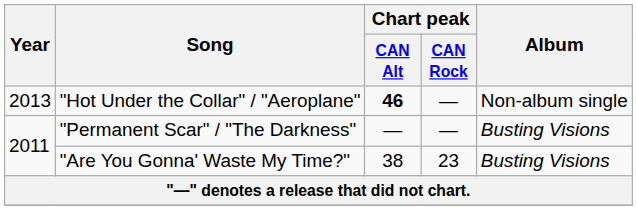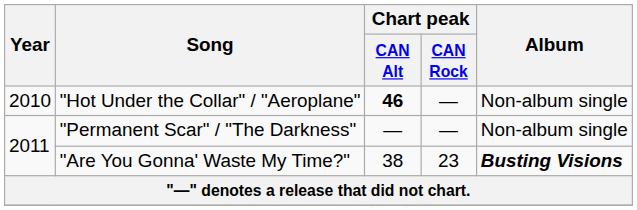(30, 100) 2013 -> (30, 100) 2010
(545, 130) Busting Visions -> (554, 130) Non-album single
(545, 160) normal -> (552, 160) bold
